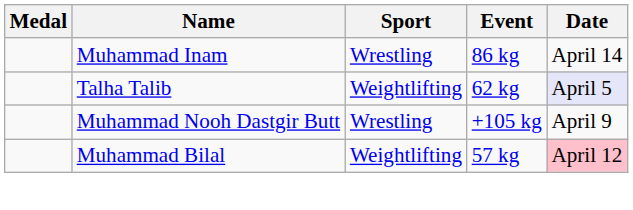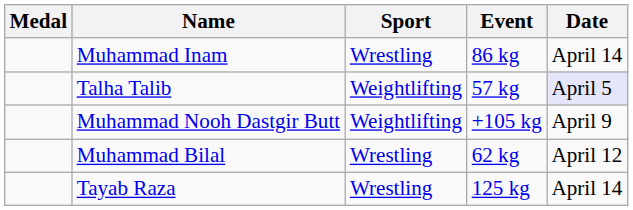(495, 88) 62 kg -> (495, 88) 57 kg
(391, 121) Wrestling -> (406, 121) Weightlifting
(406, 155) Weightlifting -> (391, 155) Wrestling
(495, 155) 57 kg -> (495, 155) 62 kg
(587, 155) pink background -> (587, 155) no background
+ row: (126, 188)
